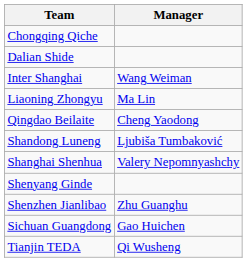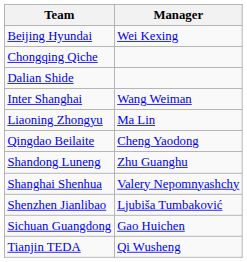+ row: (50, 36)
(170, 141) Ljubiša Tumbaković -> (152, 162) Zhu Guanghu
- row: (50, 183)
(152, 204) Zhu Guanghu -> (170, 204) Ljubiša Tumbaković
